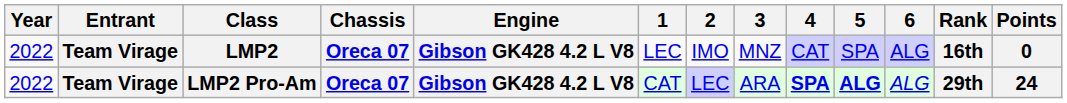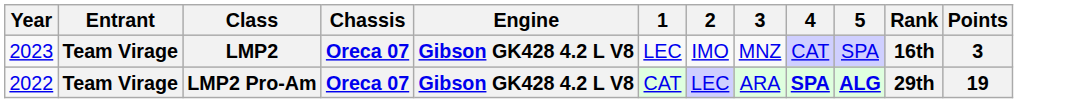- column: (910, 20)
(31, 51) 2022 -> (31, 51) 2023
(1027, 51) 0 -> (978, 51) 3
(1027, 82) 24 -> (978, 82) 19
